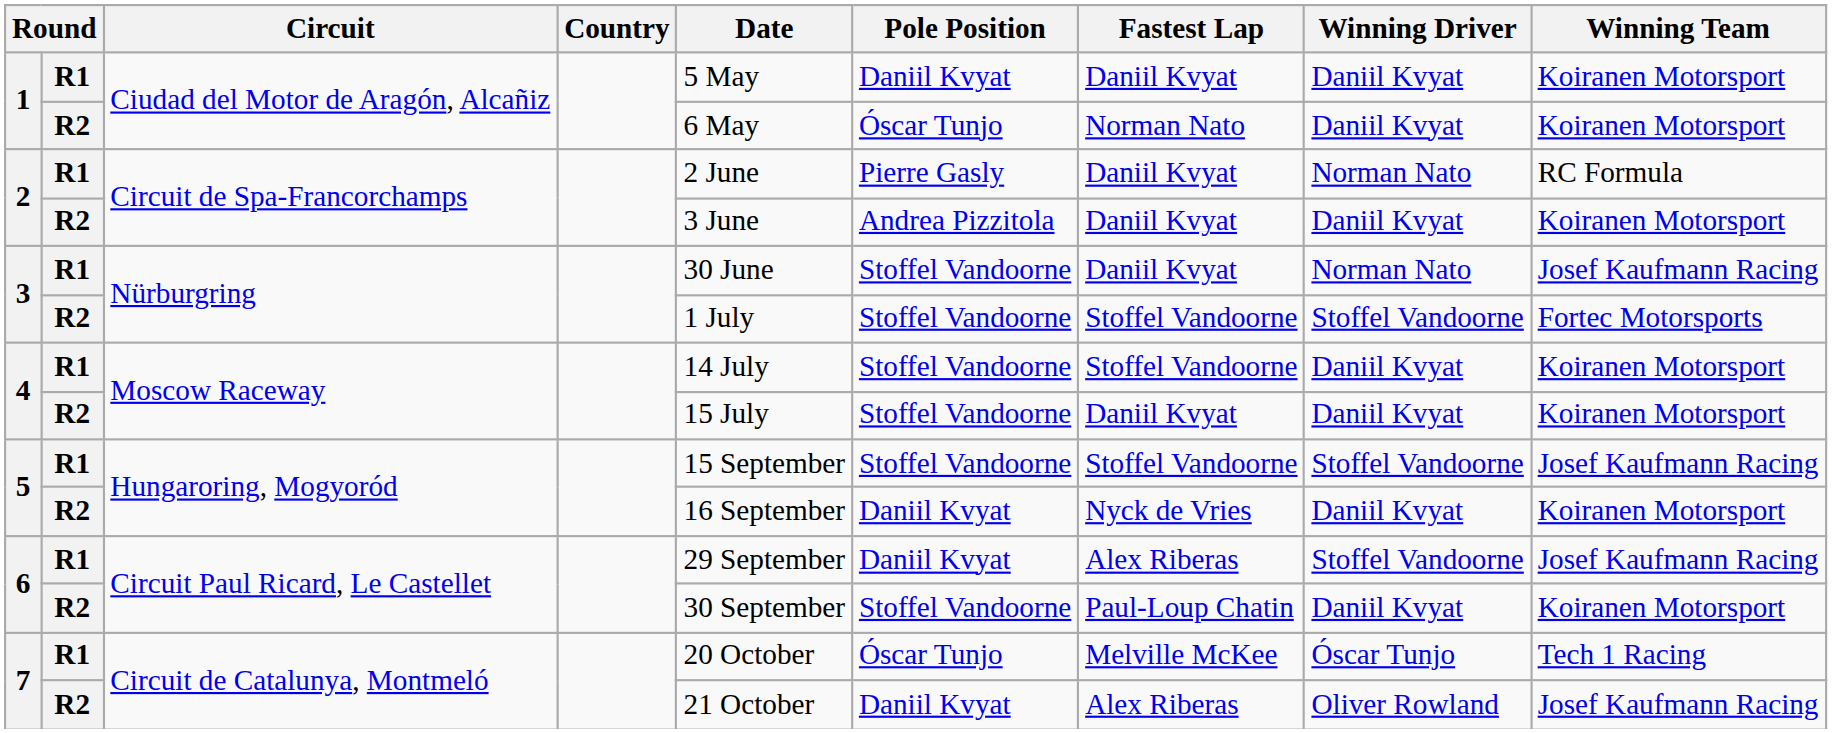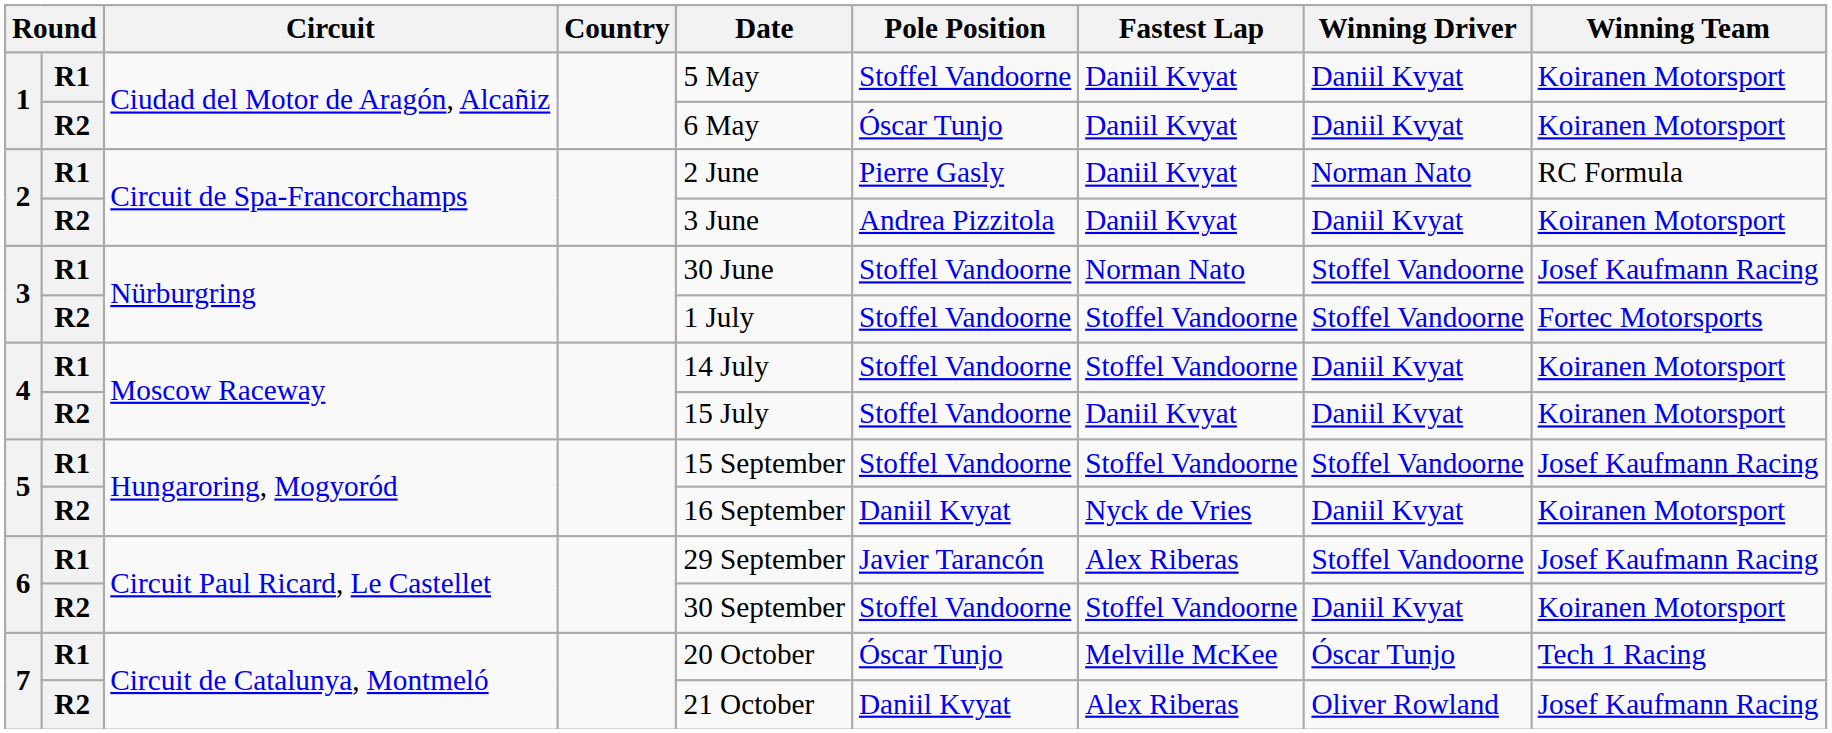(935, 76) Daniil Kvyat -> (965, 76) Stoffel Vandoorne
(1165, 124) Norman Nato -> (1161, 124) Daniil Kvyat
(1161, 269) Daniil Kvyat -> (1165, 269) Norman Nato
(1391, 269) Norman Nato -> (1418, 269) Stoffel Vandoorne
(935, 558) Daniil Kvyat -> (951, 558) Javier Tarancón
(1189, 607) Paul-Loup Chatin -> (1191, 607) Stoffel Vandoorne
